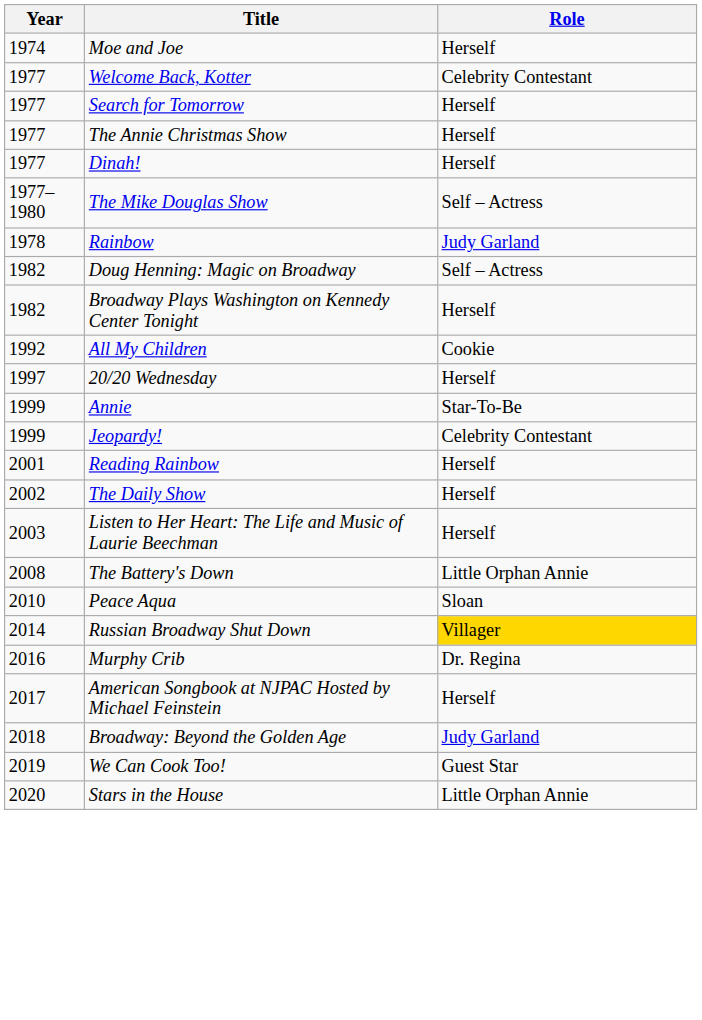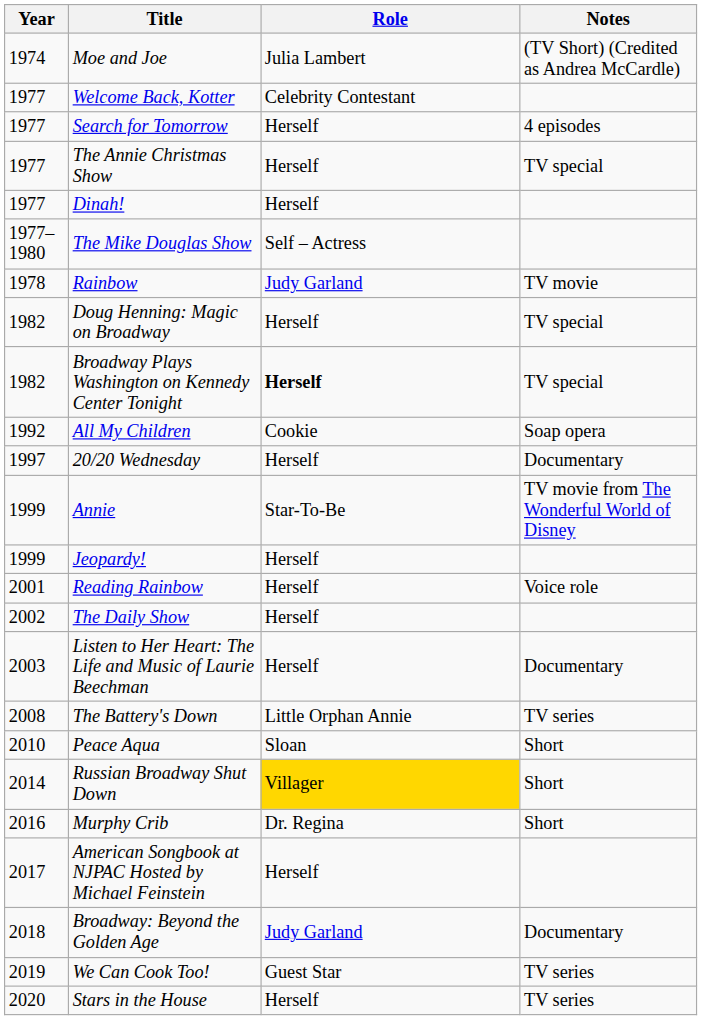+ column: (608, 18)
(468, 47) Herself -> (315, 58) Julia Lambert
(492, 270) Self – Actress -> (292, 322) Herself
(468, 310) normal -> (293, 381) bold
(517, 436) Celebrity Contestant -> (292, 559) Herself
(515, 795) Little Orphan Annie -> (292, 1000) Herself
